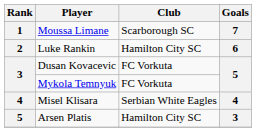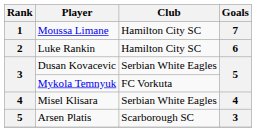(158, 30) Scarborough SC -> (161, 30) Hamilton City SC
(147, 65) FC Vorkuta -> (169, 65) Serbian White Eagles
(161, 118) Hamilton City SC -> (158, 118) Scarborough SC
